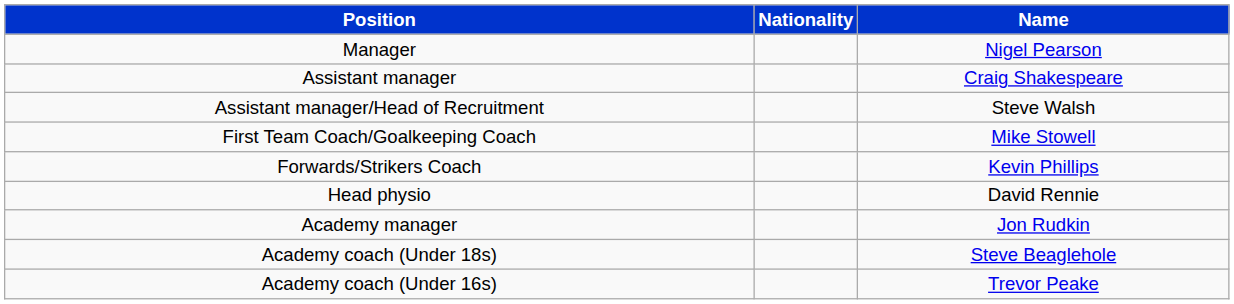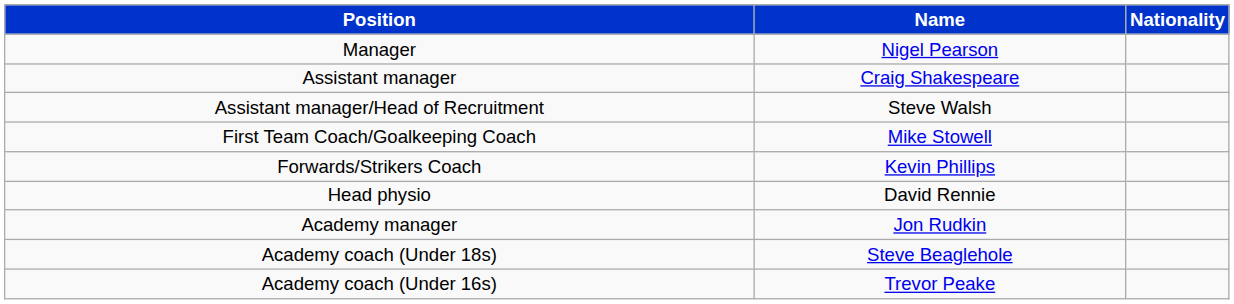columns swapped: (806, 20) <-> (1043, 20)
